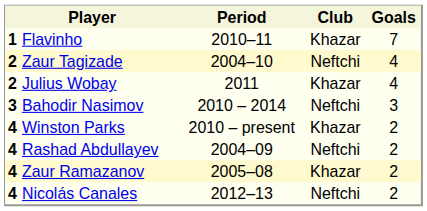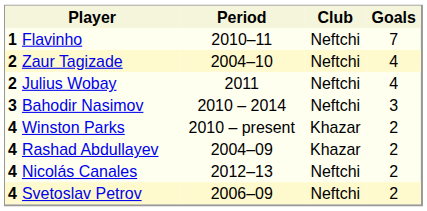(335, 39) Khazar -> (335, 39) Neftchi
(335, 83) Khazar -> (335, 83) Neftchi
(335, 149) Neftchi -> (335, 149) Khazar
- row: (83, 171)
+ row: (82, 193)
